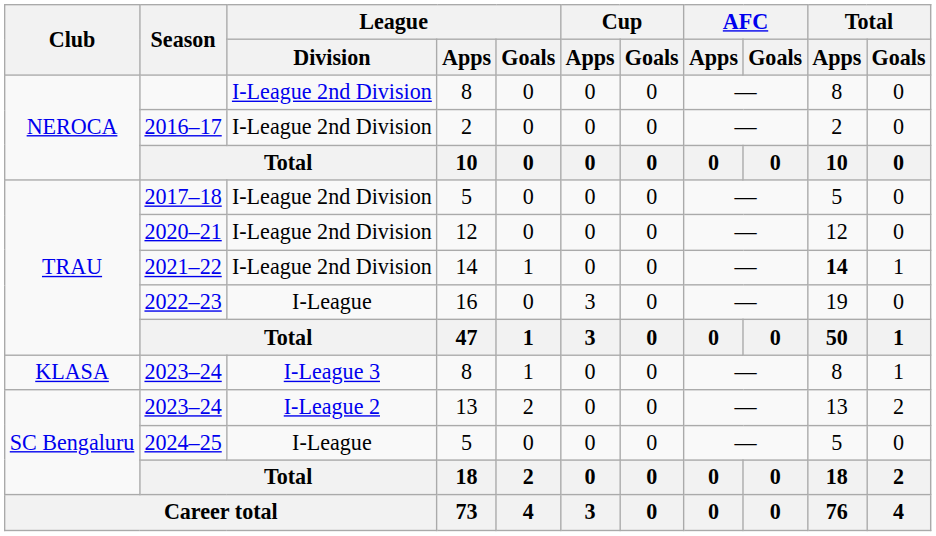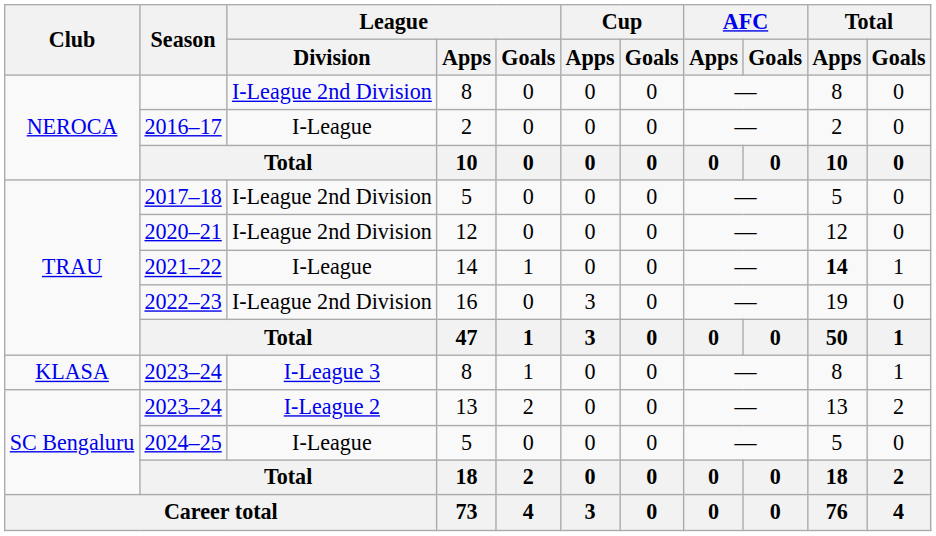(332, 127) I-League 2nd Division -> (332, 127) I-League
(332, 267) I-League 2nd Division -> (332, 267) I-League
(332, 302) I-League -> (332, 302) I-League 2nd Division
